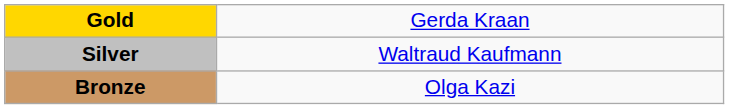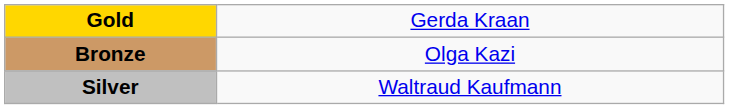rows swapped: (110, 53) <-> (110, 86)
